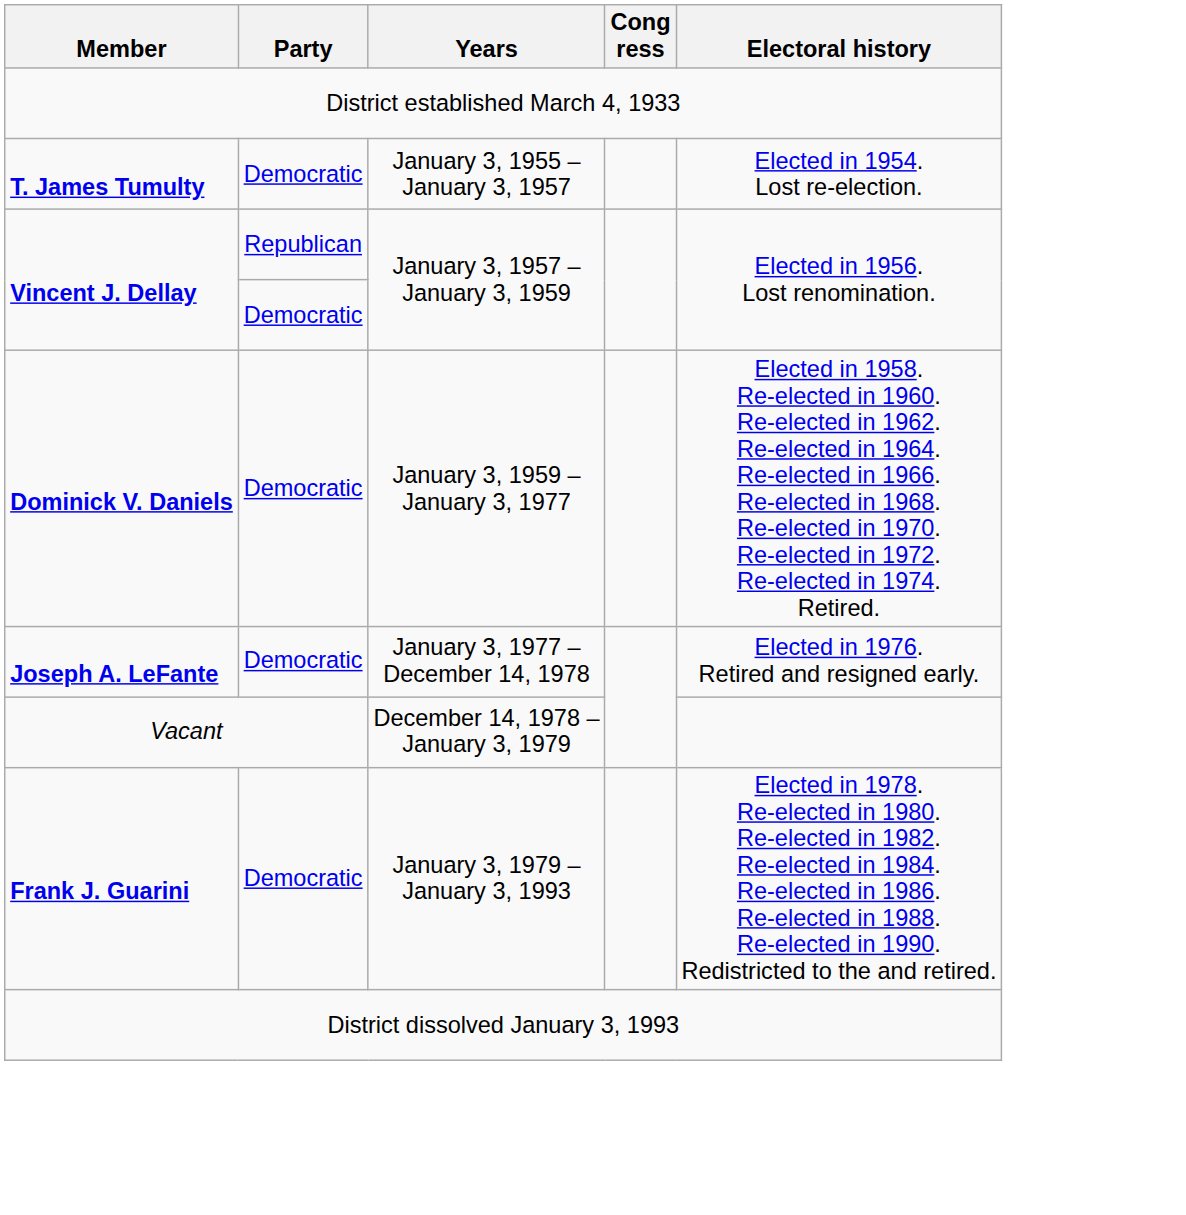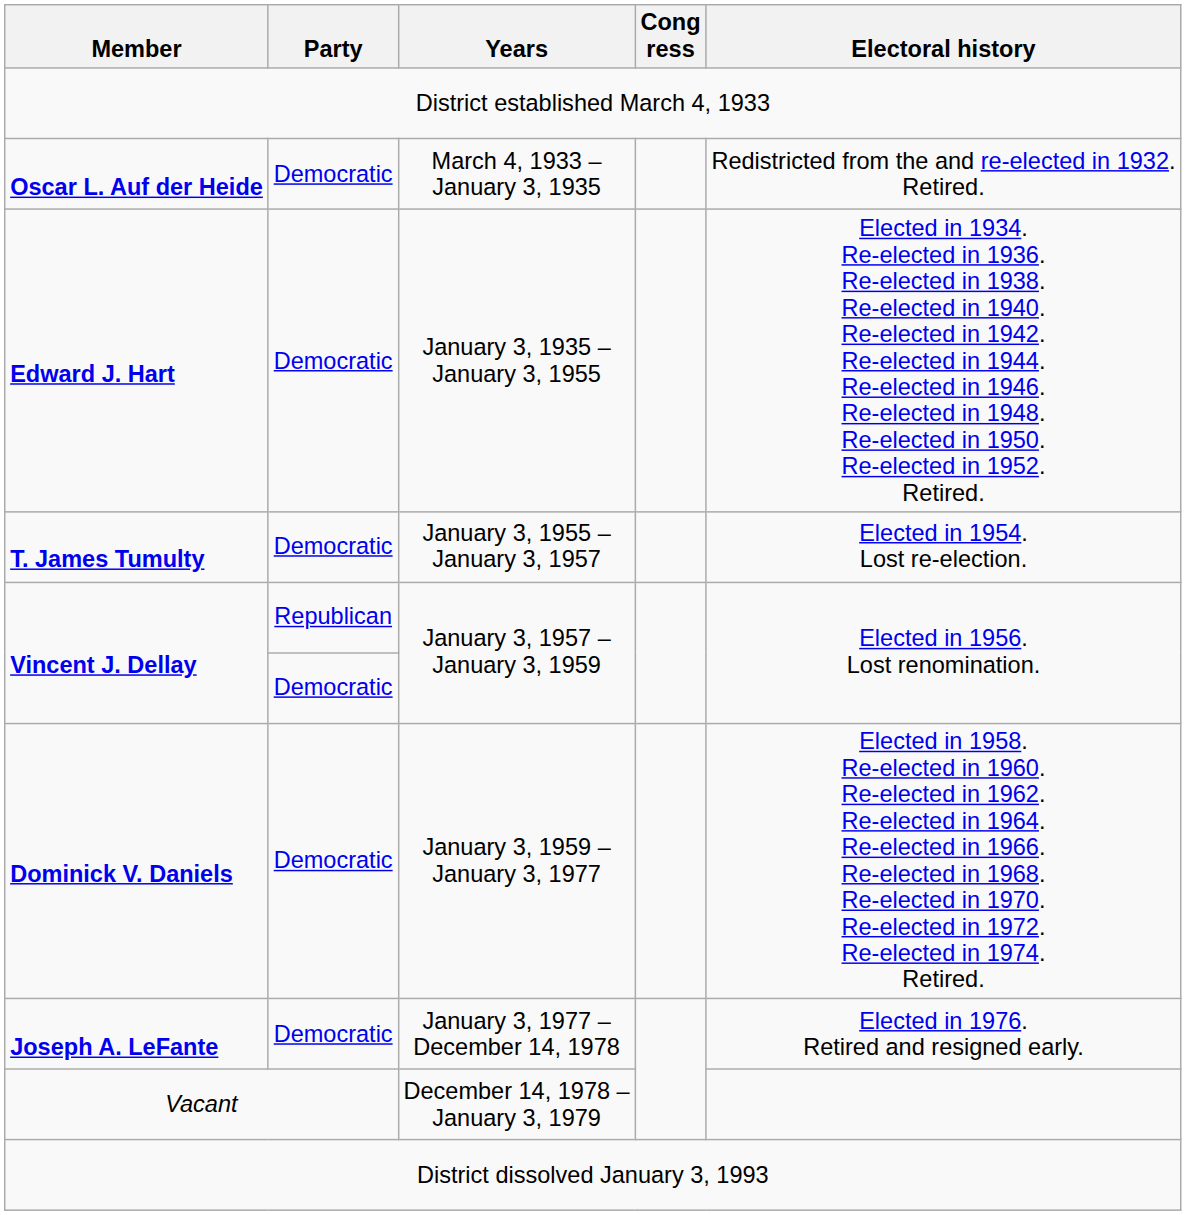+ row: (137, 187)
+ row: (92, 373)
- row: (100, 891)
